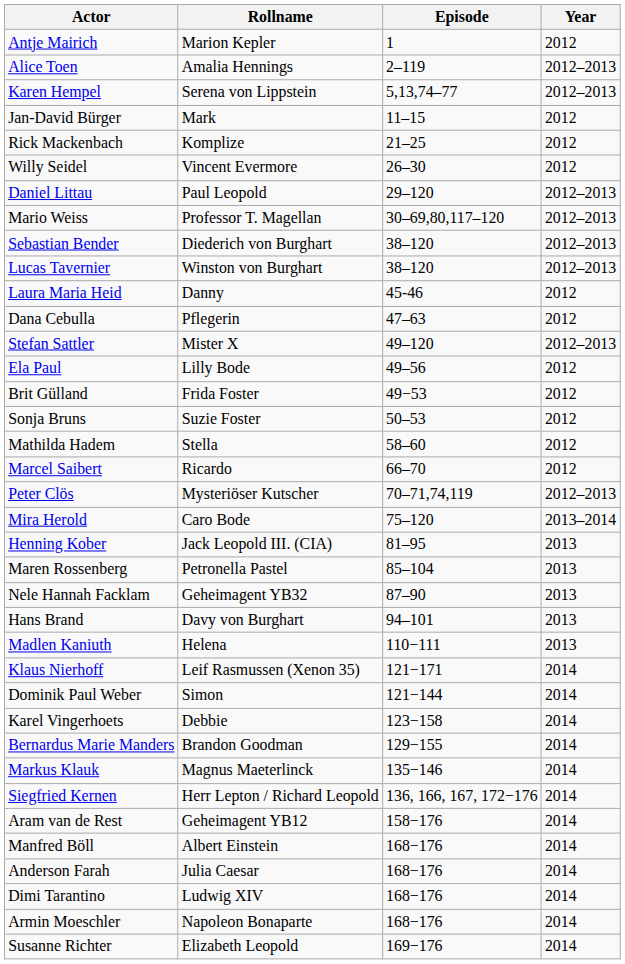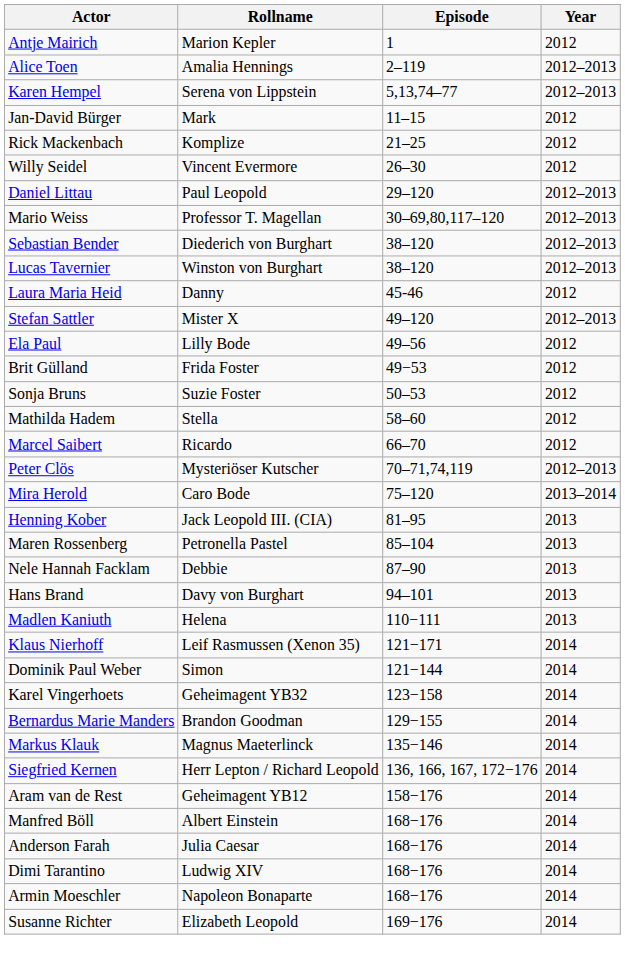- row: (51, 318)
(245, 594) Geheimagent YB32 -> (205, 569) Debbie
(205, 720) Debbie -> (245, 695) Geheimagent YB32
